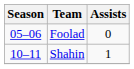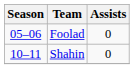(108, 53) 1 -> (108, 53) 0
